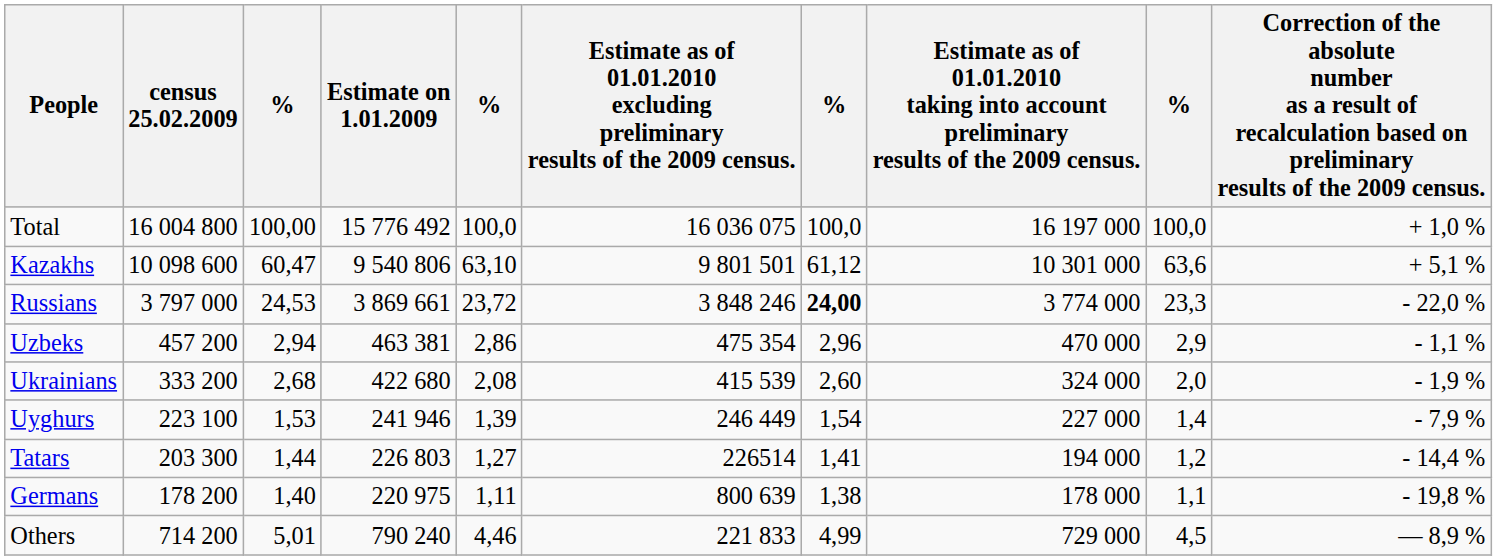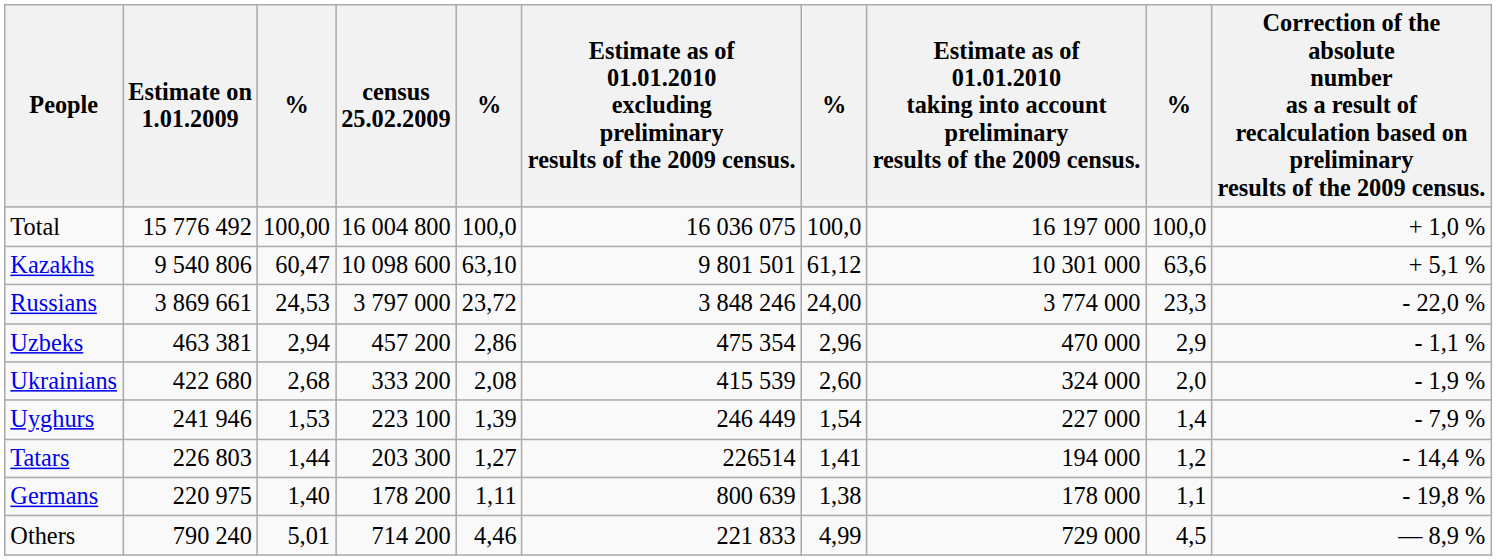columns swapped: (389, 105) <-> (183, 105)
(834, 303) bold -> (834, 303) normal
